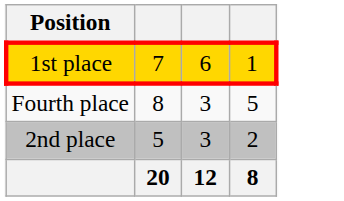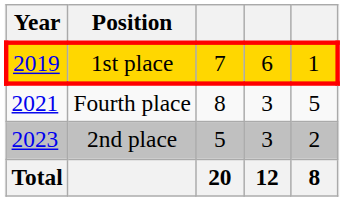+ column: (37, 23)
